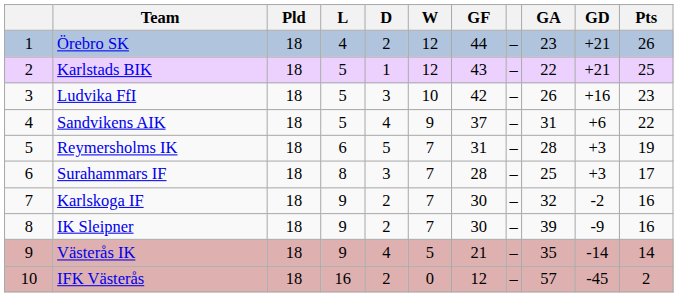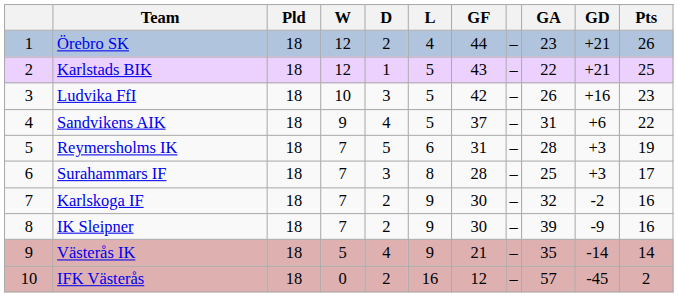columns swapped: (430, 17) <-> (343, 17)
